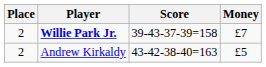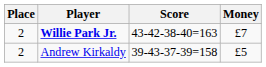(174, 33) 39-43-37-39=158 -> (174, 33) 43-42-38-40=163
(174, 52) 43-42-38-40=163 -> (174, 52) 39-43-37-39=158
